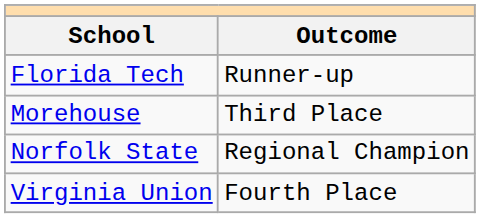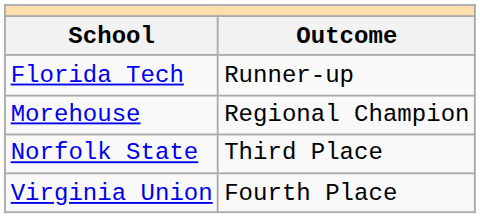(304, 114) Third Place -> (347, 114) Regional Champion
(347, 154) Regional Champion -> (304, 154) Third Place
